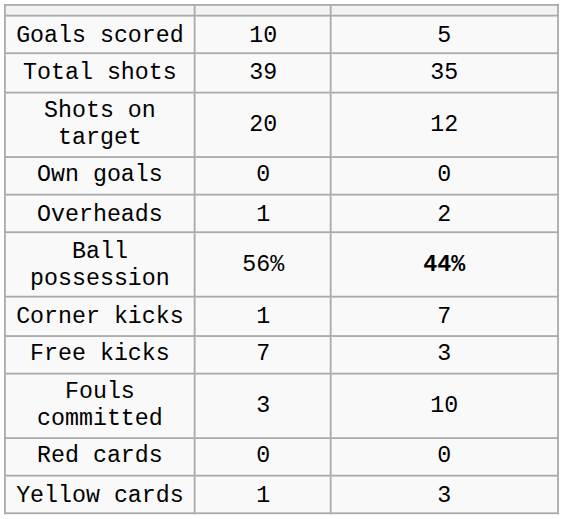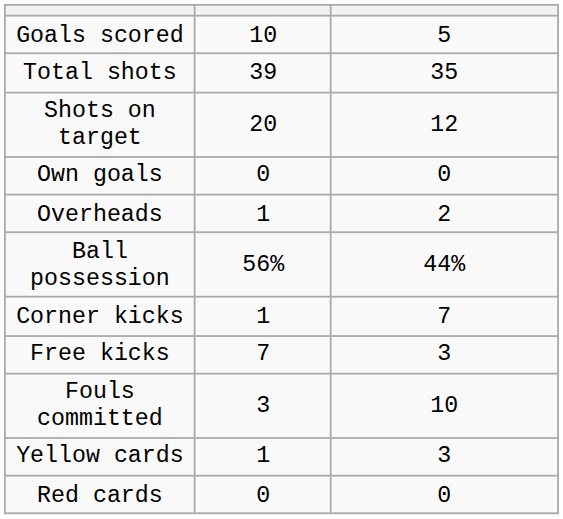(444, 265) bold -> (444, 265) normal
rows swapped: (100, 495) <-> (100, 457)
